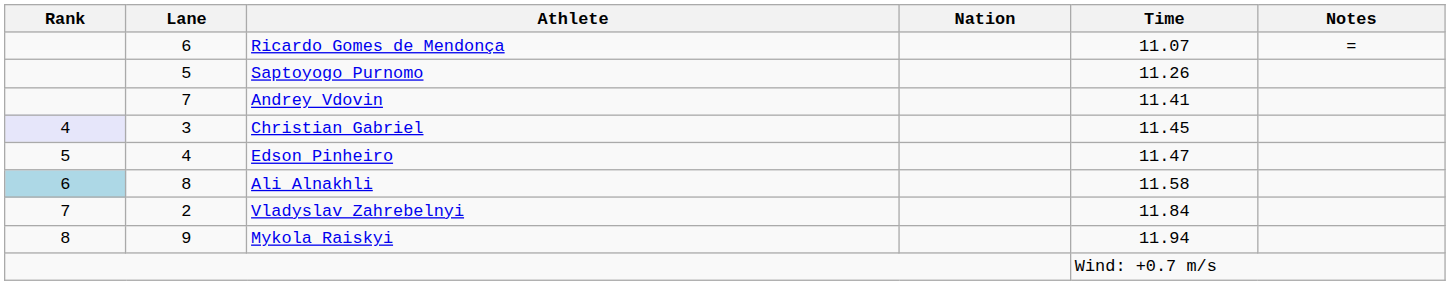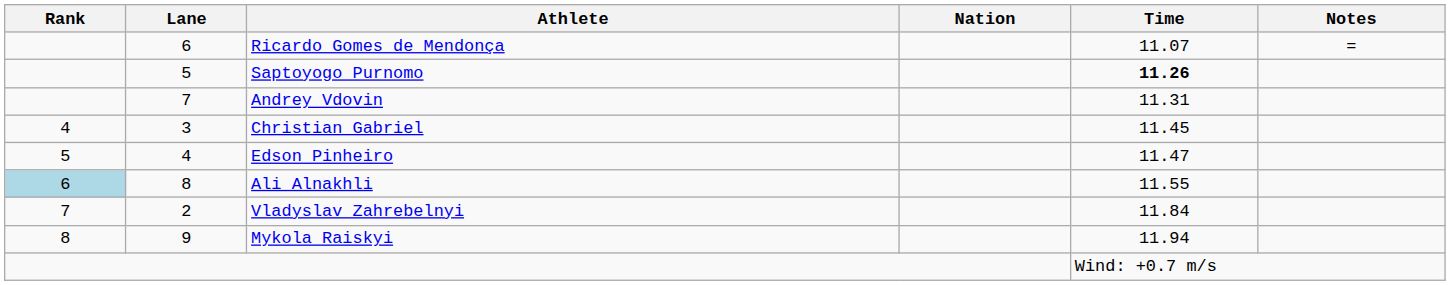(1164, 74) normal -> (1164, 74) bold
(1164, 101) 11.41 -> (1164, 101) 11.31
(65, 129) lavender background -> (65, 129) no background
(1164, 184) 11.58 -> (1164, 184) 11.55
